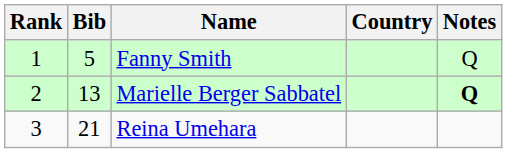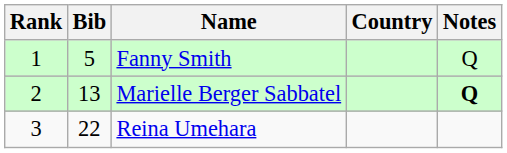(89, 128) 21 -> (89, 128) 22
